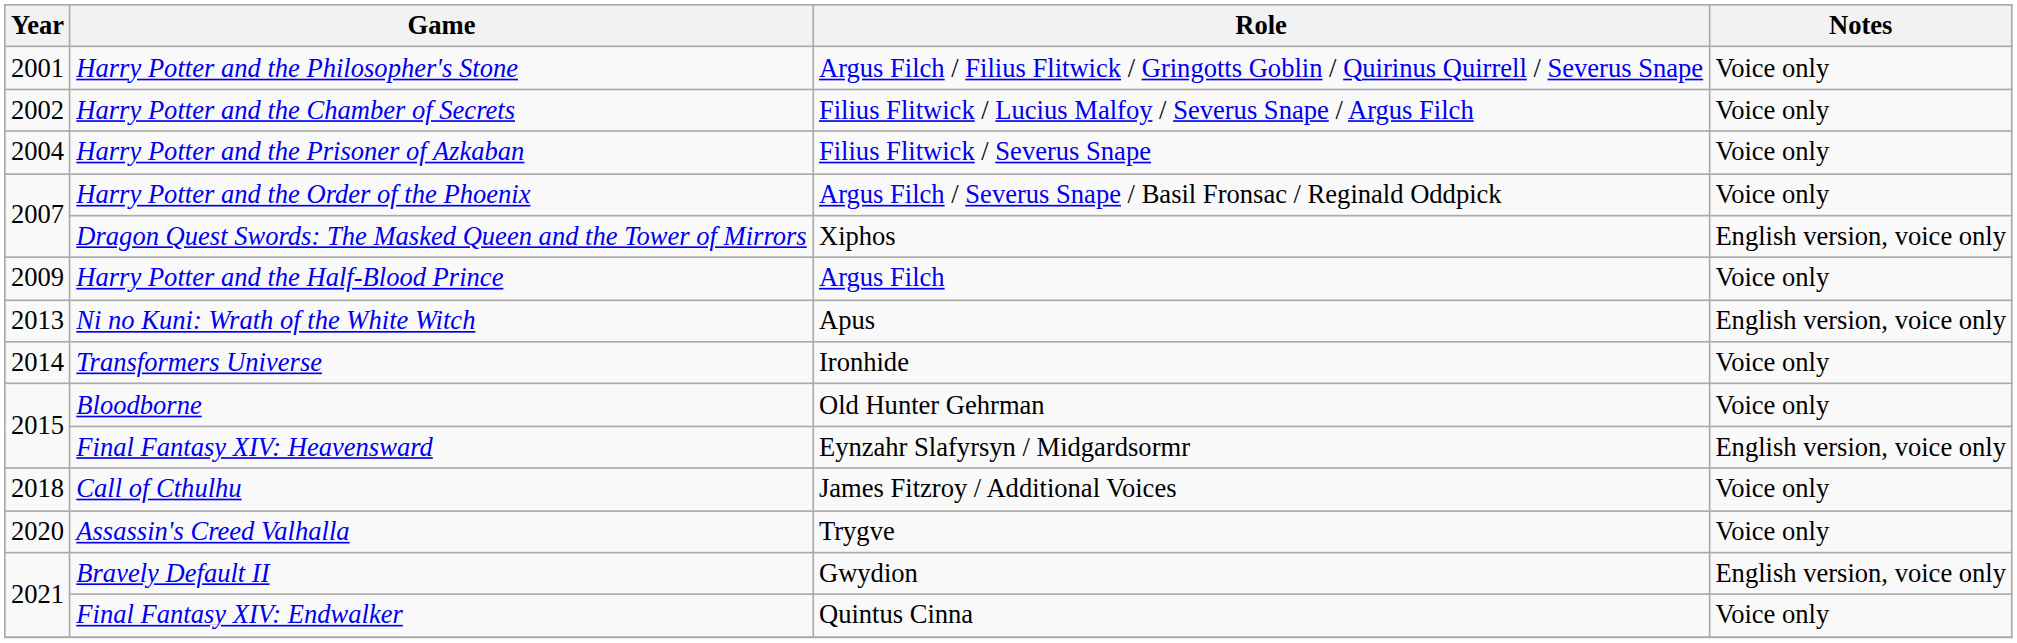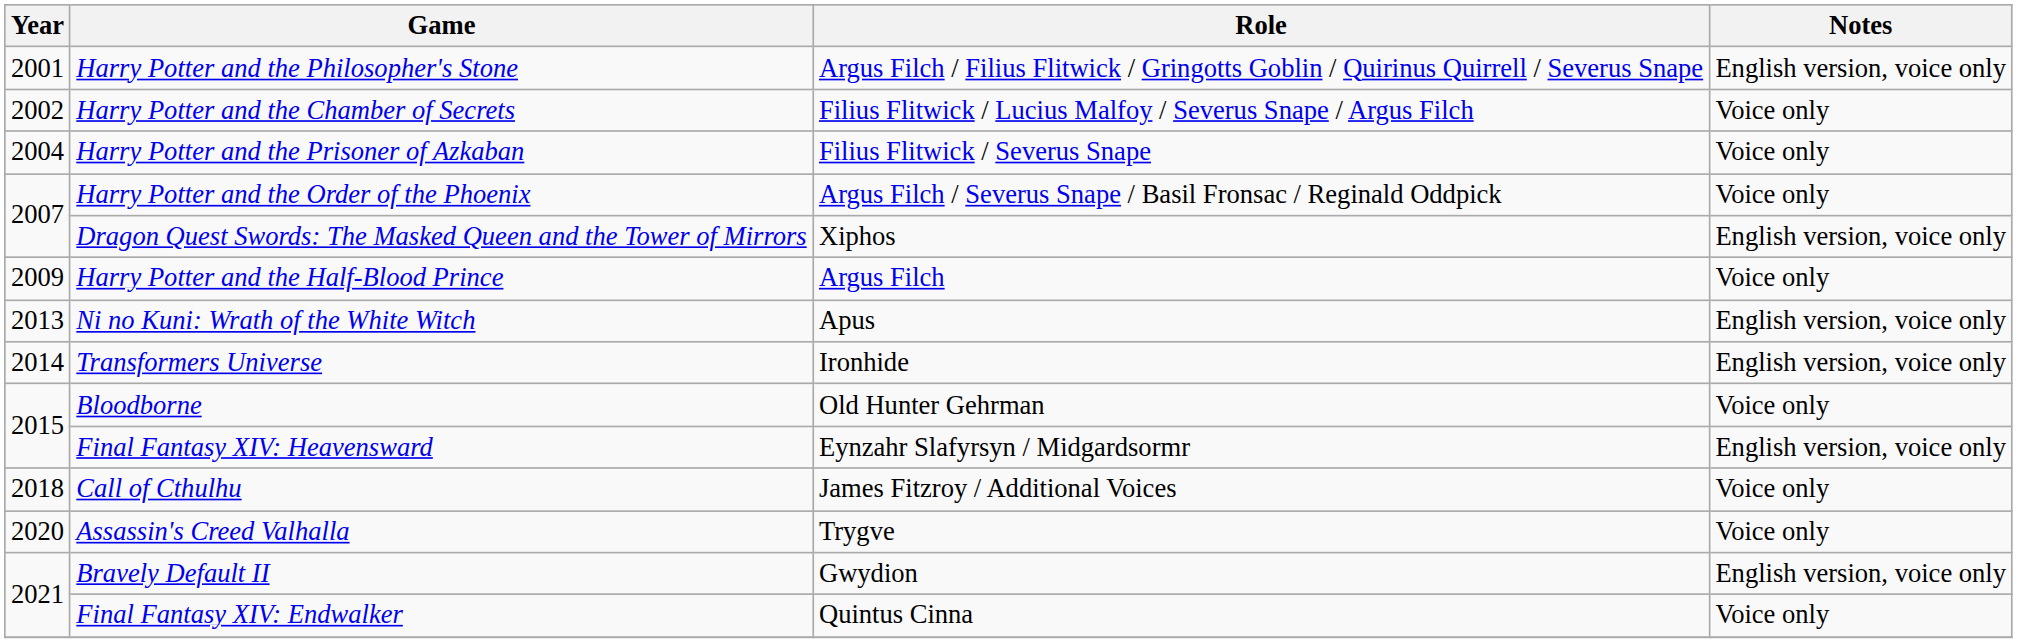(1772, 67) Voice only -> (1861, 67) English version, voice only
(1772, 362) Voice only -> (1861, 362) English version, voice only
